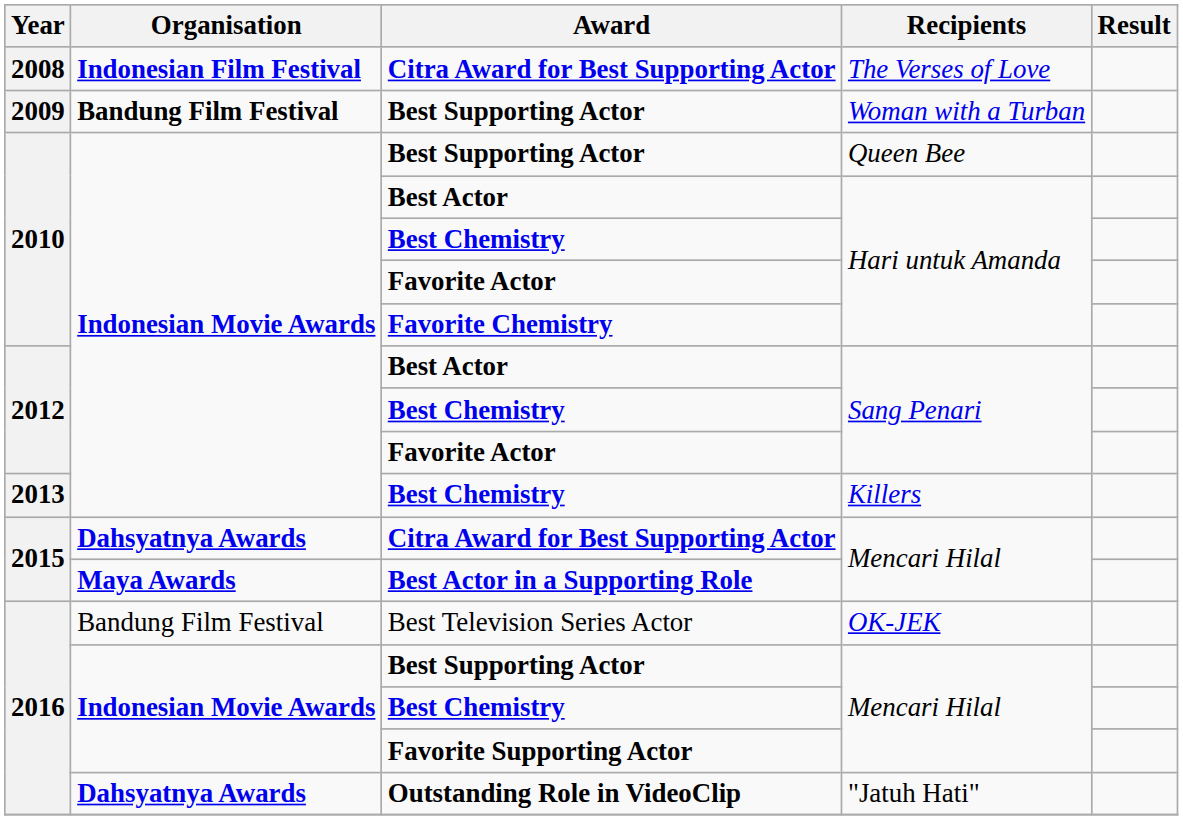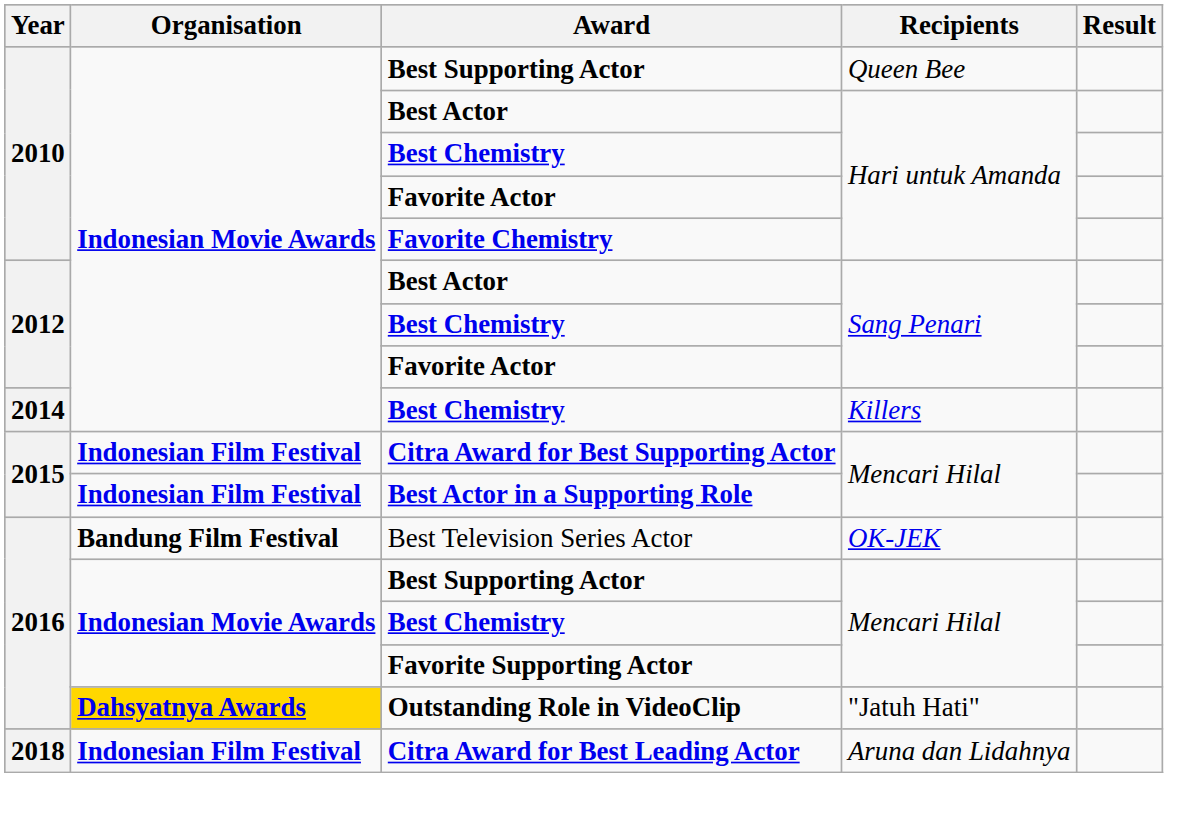- row: (612, 68)
- row: (516, 111)
(38, 494) 2013 -> (38, 409) 2014
(192, 537) Dahsyatnya Awards -> (219, 452) Indonesian Film Festival
(156, 580) Maya Awards -> (219, 494) Indonesian Film Festival
(200, 622) normal -> (208, 537) bold
(192, 793) no background -> (192, 707) gold background
+ row: (594, 750)
